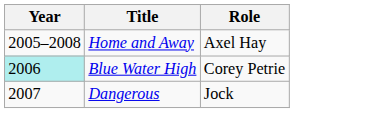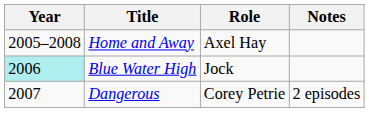+ column: (326, 17)
(244, 68) Corey Petrie -> (219, 68) Jock
(219, 94) Jock -> (244, 94) Corey Petrie
